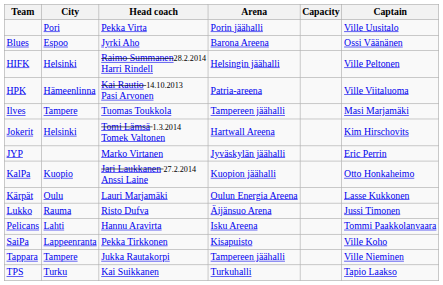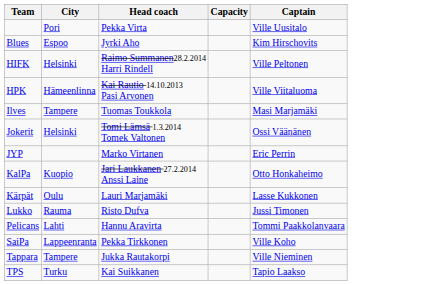- column: (254, 12)
(373, 43) Ossi Väänänen -> (285, 43) Kim Hirschovits
(376, 132) Kim Hirschovits -> (282, 132) Ossi Väänänen
